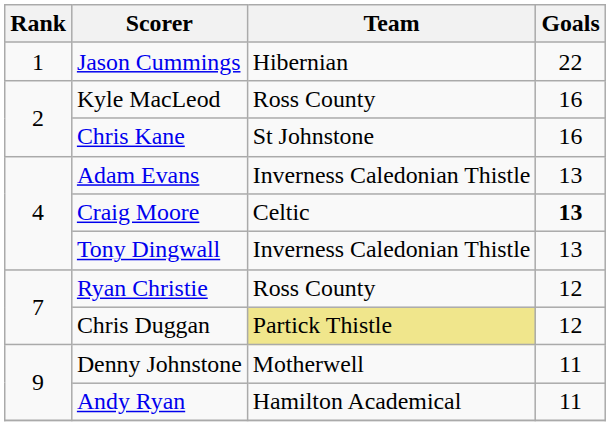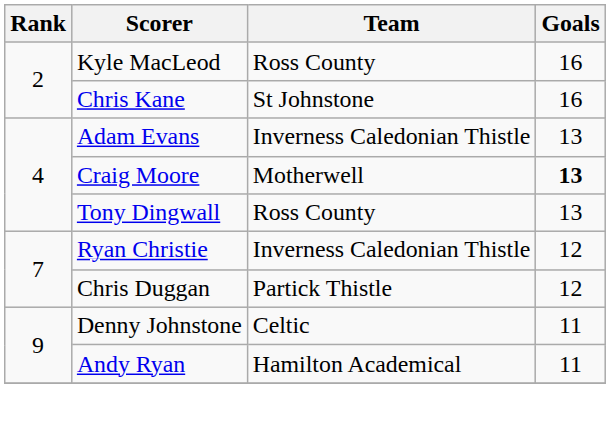- row: (159, 61)
(281, 212) Celtic -> (308, 174) Motherwell
(392, 250) Inverness Caledonian Thistle -> (314, 212) Ross County
(314, 288) Ross County -> (392, 250) Inverness Caledonian Thistle
(322, 325) khaki background -> (322, 288) no background
(308, 363) Motherwell -> (281, 325) Celtic
